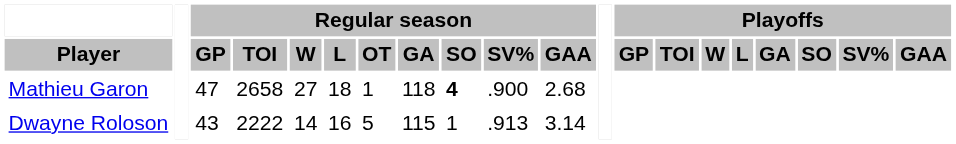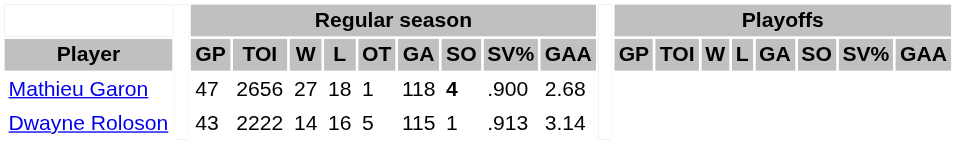(260, 88) 2658 -> (260, 88) 2656
